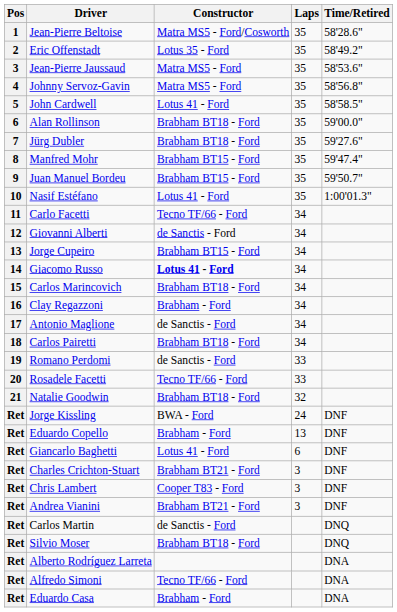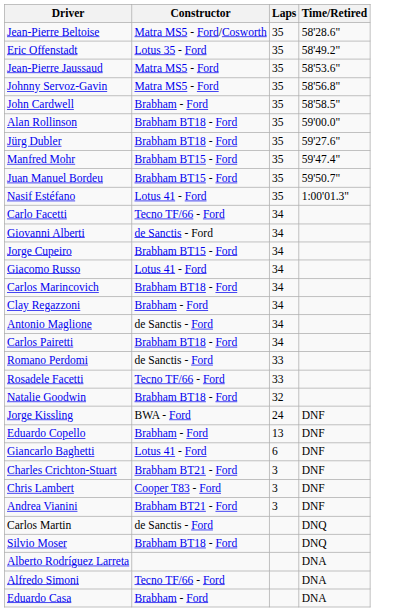- column: (16, 13)
(193, 104) Lotus 41 - Ford -> (171, 104) Brabham - Ford
(195, 269) bold -> (171, 269) normal
